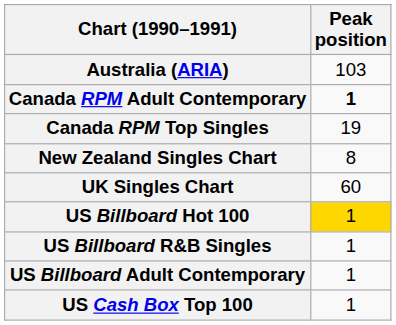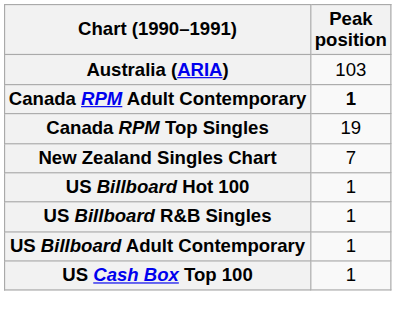(351, 157) 8 -> (351, 157) 7
- row: (158, 187)
(351, 216) gold background -> (351, 187) no background
